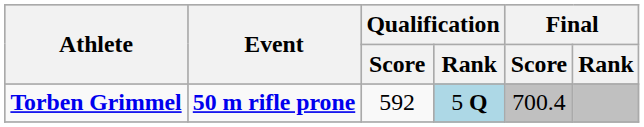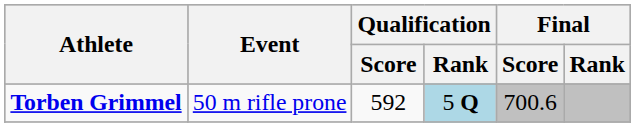(274, 102) bold -> (270, 102) normal
(539, 102) 700.4 -> (530, 102) 700.6
